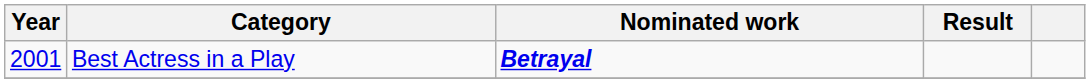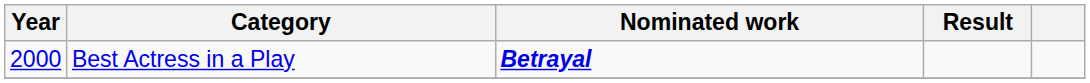(36, 59) 2001 -> (36, 59) 2000
